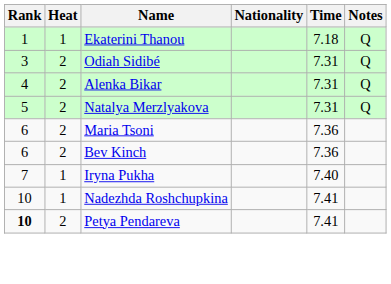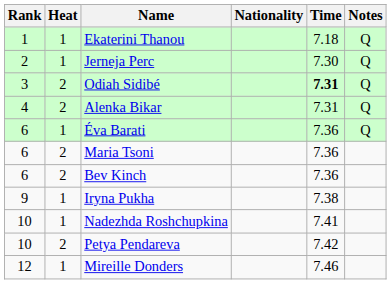+ row: (119, 61)
(326, 61) normal -> (326, 84) bold
- row: (146, 107)
+ row: (115, 130)
(25, 175) 7 -> (25, 198) 9
(326, 175) 7.40 -> (326, 198) 7.38
(25, 221) bold -> (25, 244) normal
(326, 221) 7.41 -> (326, 244) 7.42
+ row: (134, 267)
